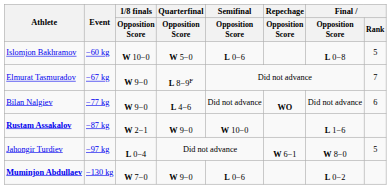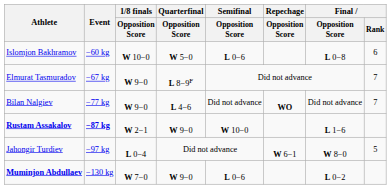(375, 52) 5 -> (375, 52) 6
(375, 101) 6 -> (375, 101) 7
(98, 125) normal -> (98, 125) bold
